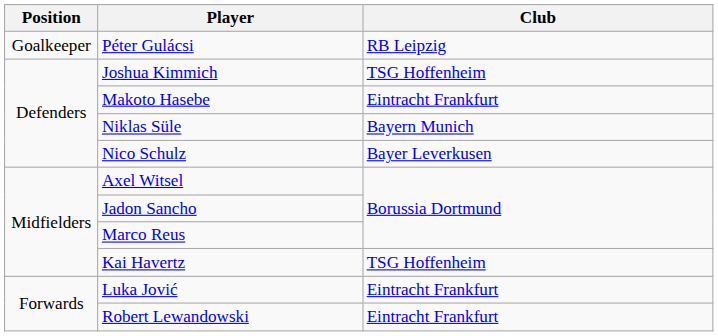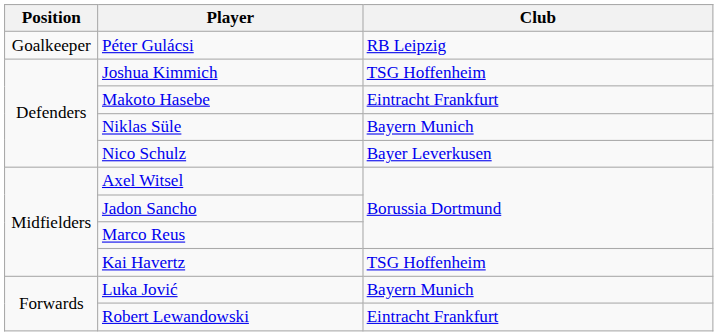(433, 289) Eintracht Frankfurt -> (420, 289) Bayern Munich
